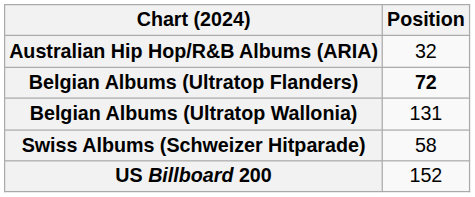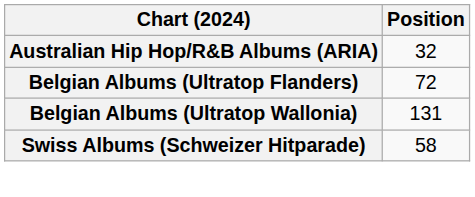(426, 82) bold -> (426, 82) normal
- row: (194, 176)
